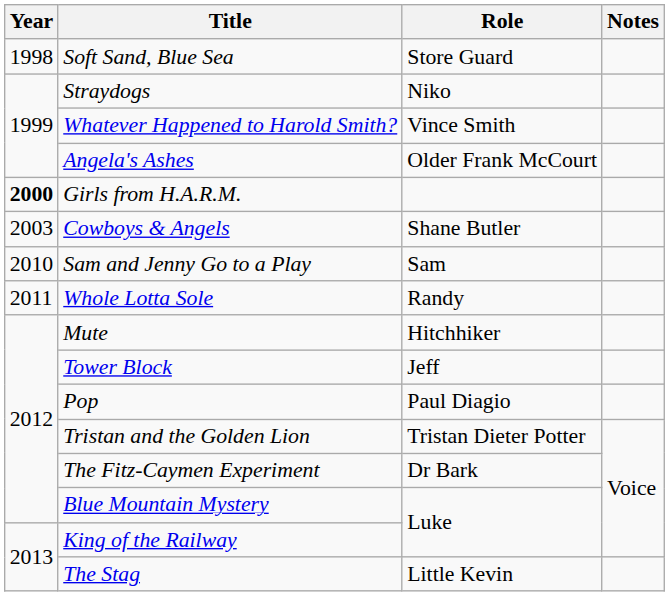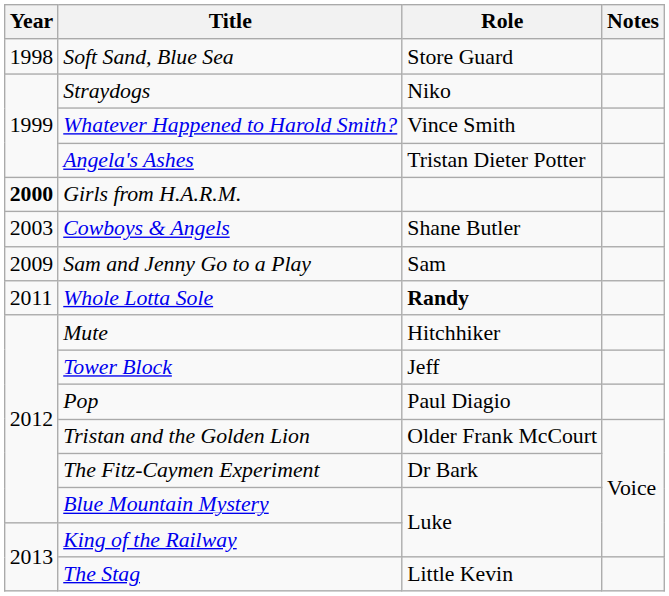(502, 159) Older Frank McCourt -> (496, 159) Tristan Dieter Potter
(31, 263) 2010 -> (31, 263) 2009
(436, 297) normal -> (438, 297) bold
(496, 435) Tristan Dieter Potter -> (502, 435) Older Frank McCourt
